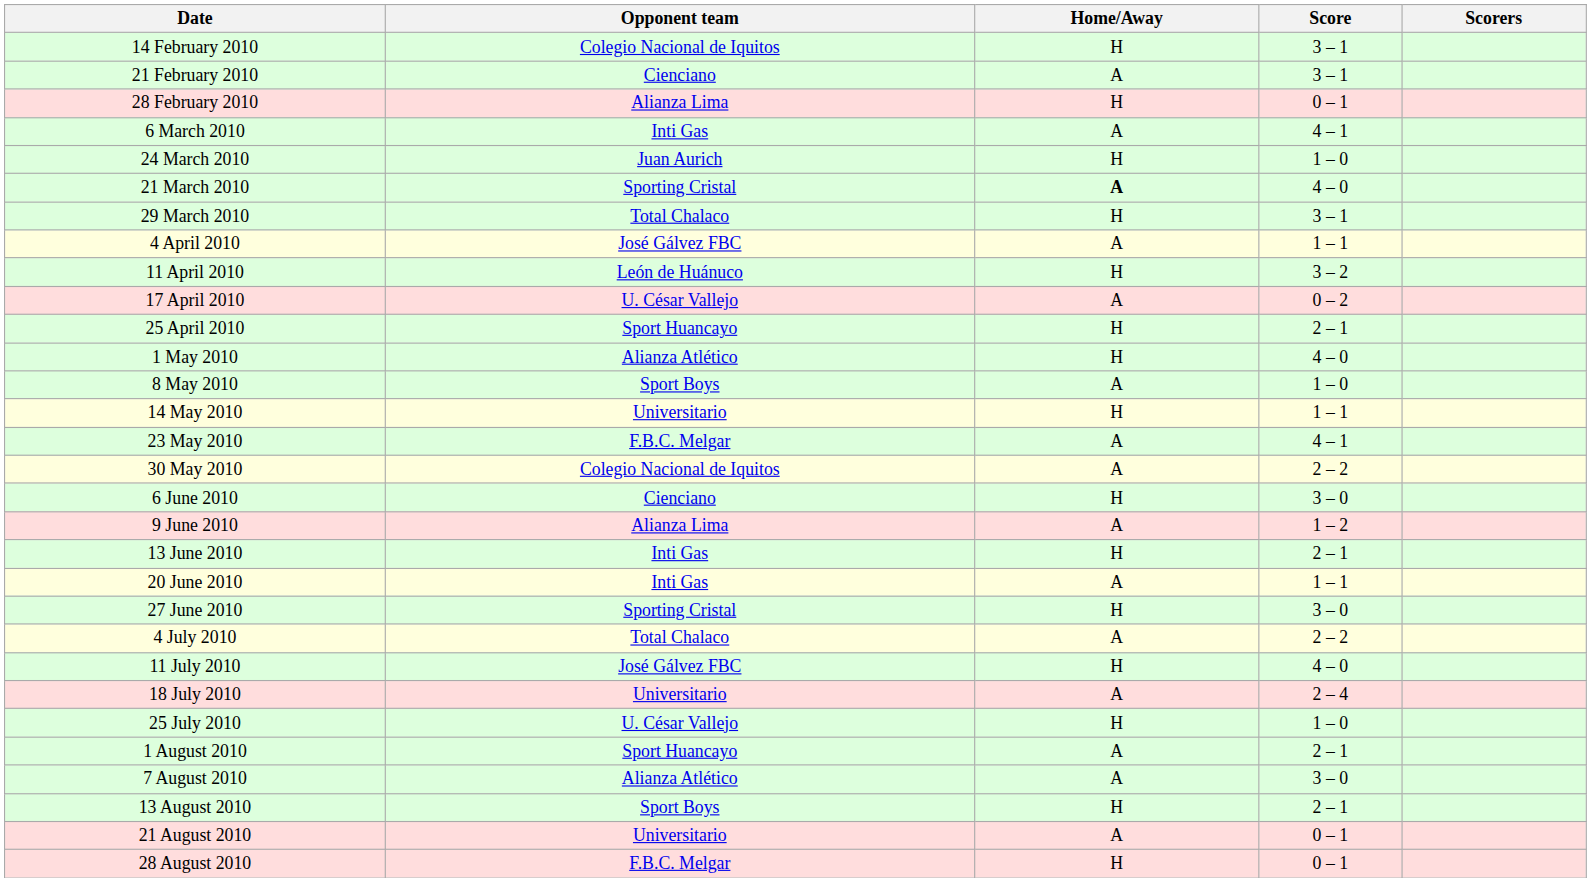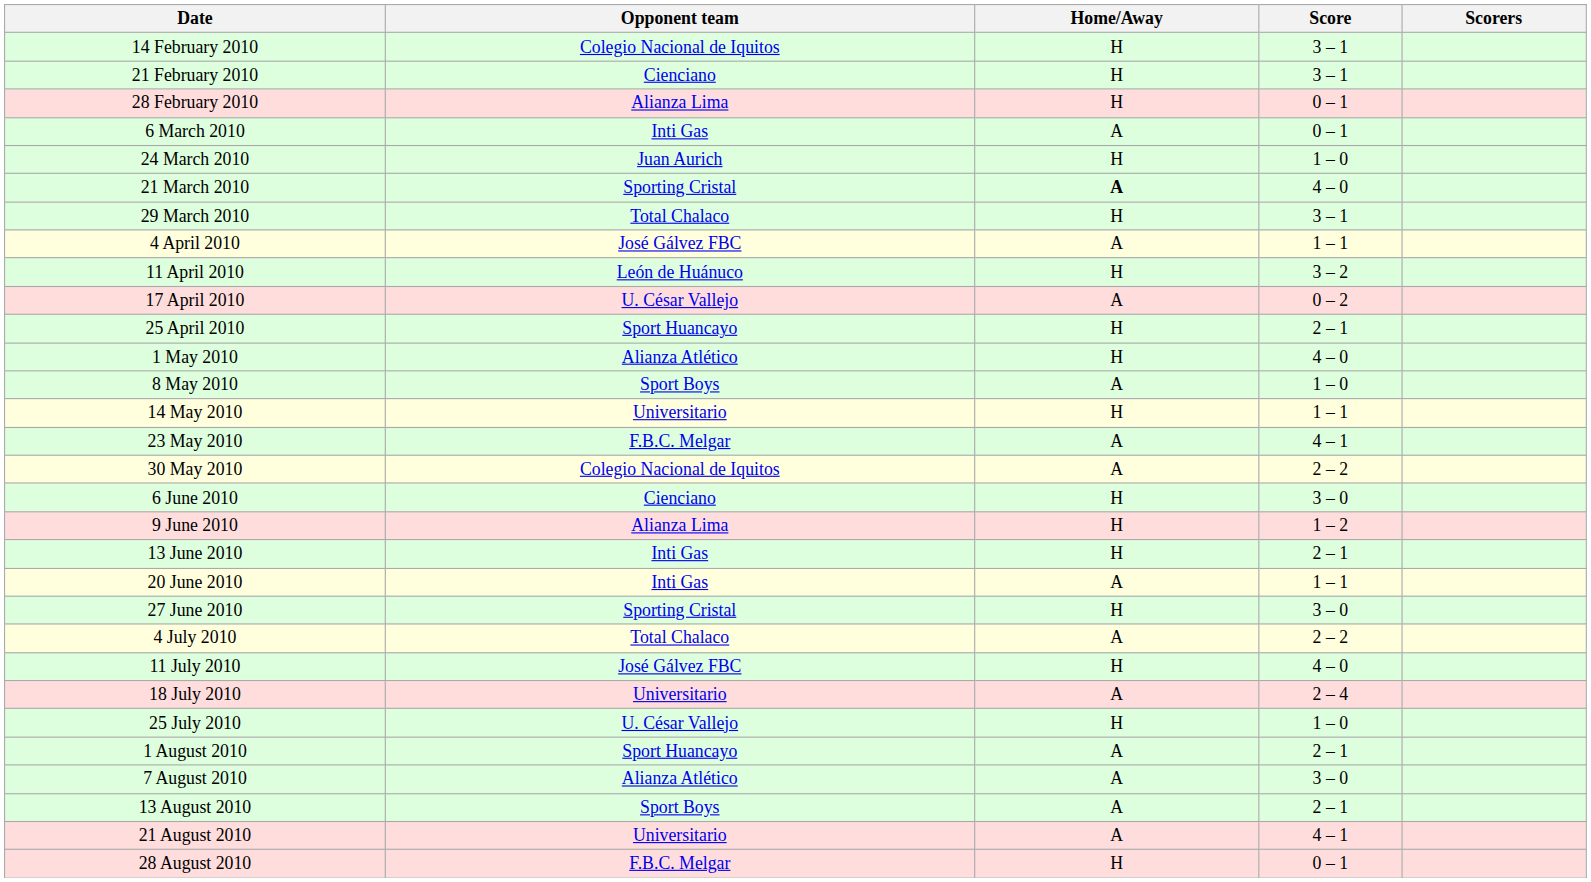(1117, 74) A -> (1117, 74) H
(1330, 131) 4 – 1 -> (1330, 131) 0 – 1
(1117, 525) A -> (1117, 525) H
(1117, 807) H -> (1117, 807) A
(1330, 835) 0 – 1 -> (1330, 835) 4 – 1
